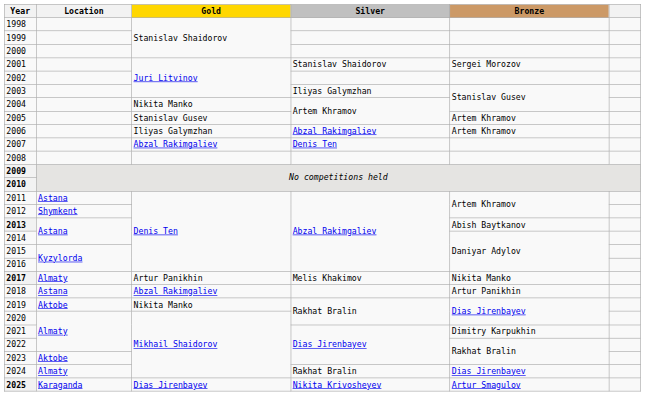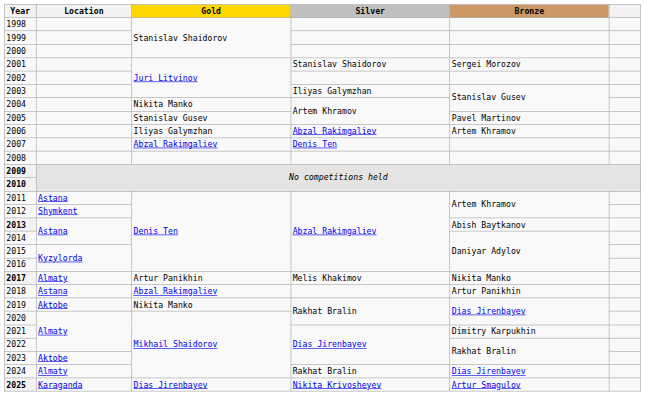(484, 118) Artem Khramov -> (486, 118) Pavel Martinov
